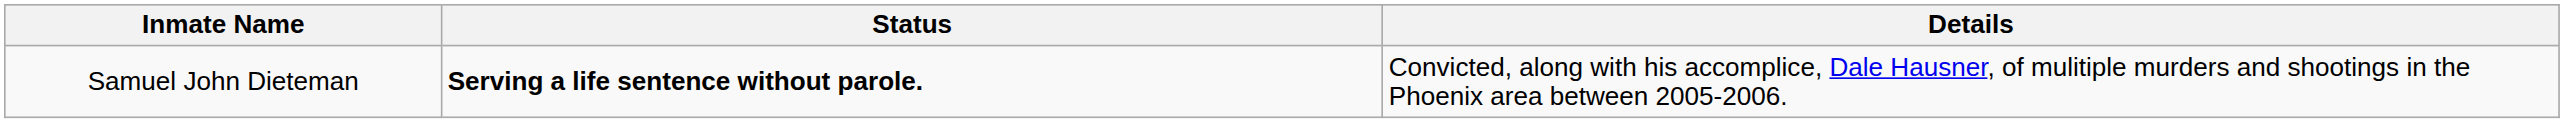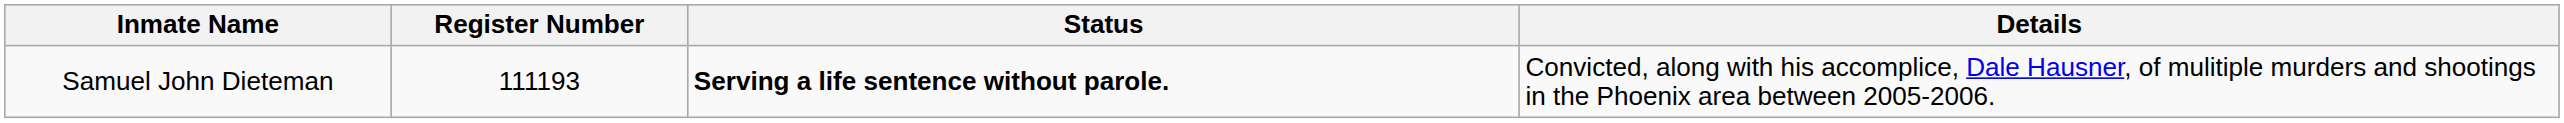+ column: (539, 25)
